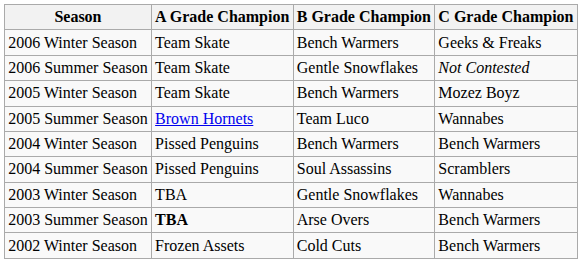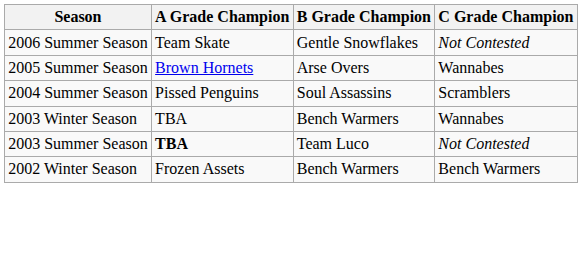- row: (73, 42)
- row: (73, 93)
(333, 118) Team Luco -> (333, 67) Arse Overs
- row: (73, 144)
(357, 194) Gentle Snowflakes -> (348, 118) Bench Warmers
(333, 220) Arse Overs -> (333, 144) Team Luco
(489, 220) Bench Warmers -> (484, 144) Not Contested
(329, 245) Cold Cuts -> (348, 169) Bench Warmers
